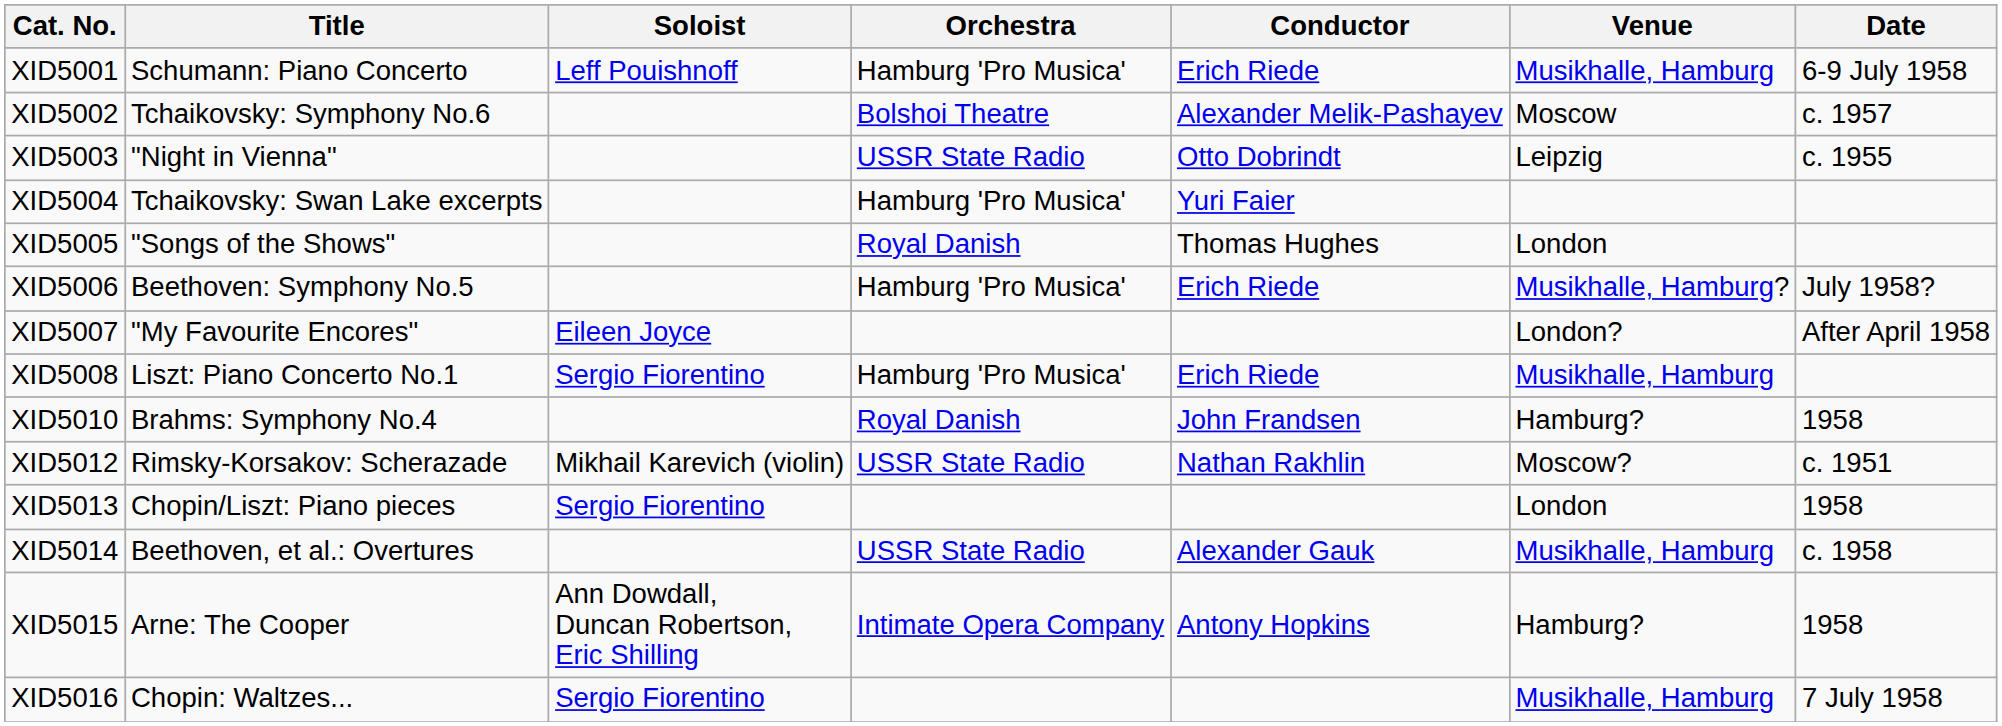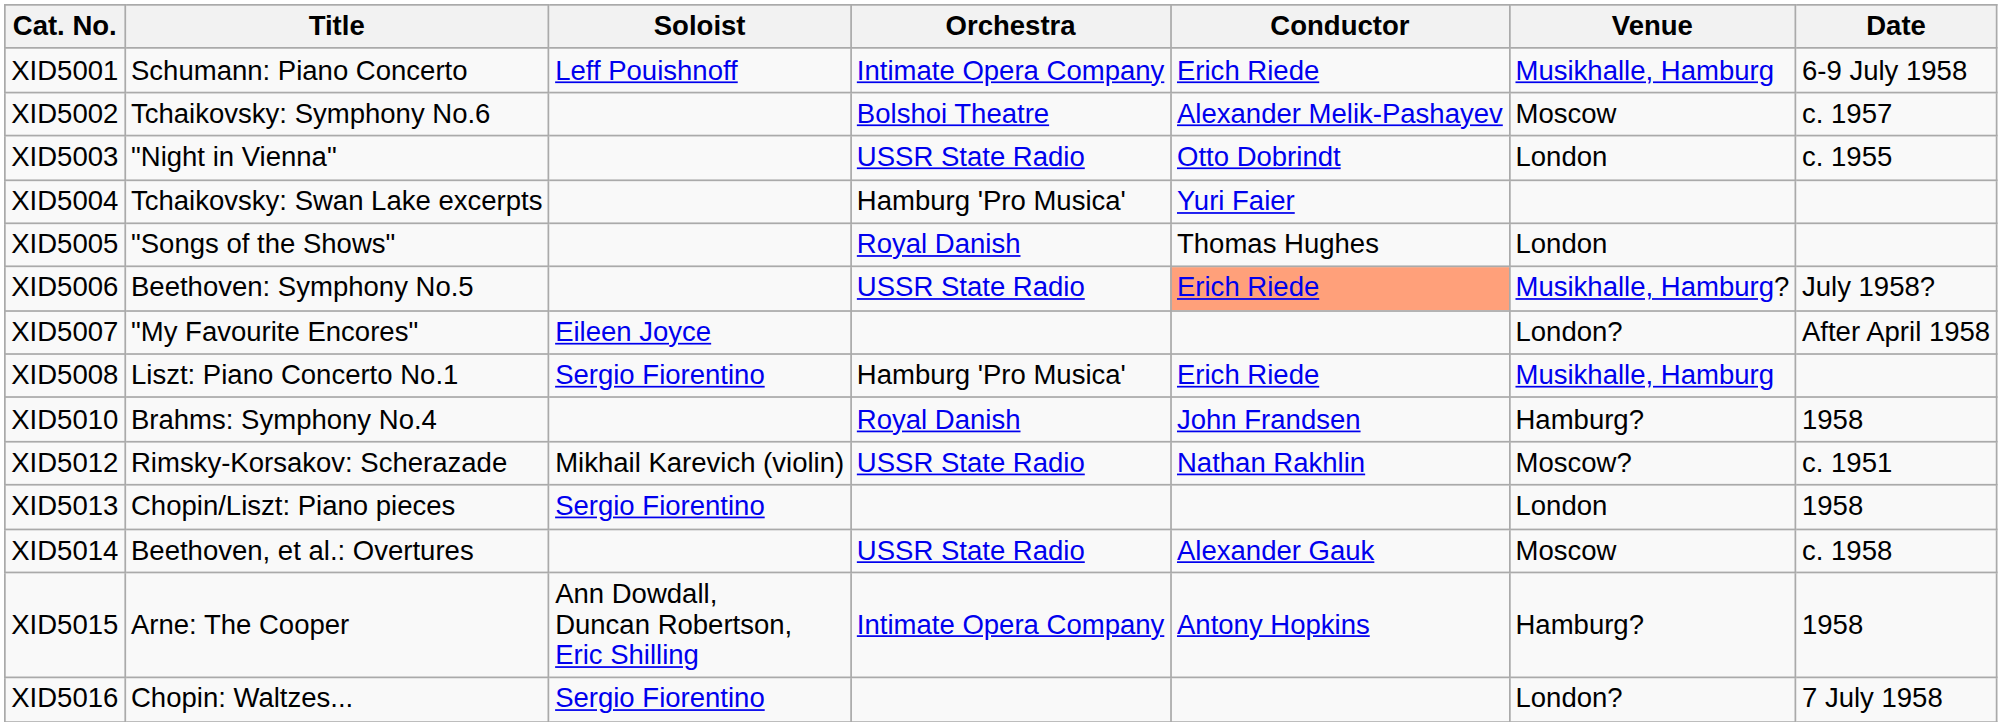(991, 69) Hamburg 'Pro Musica' -> (1011, 69) Intimate Opera Company
(1559, 157) Leipzig -> (1561, 157) London
(991, 288) Hamburg 'Pro Musica' -> (971, 288) USSR State Radio
(1248, 288) no background -> (1248, 288) lightsalmon background
(1645, 550) Musikhalle, Hamburg -> (1566, 550) Moscow
(1645, 699) Musikhalle, Hamburg -> (1569, 699) London?
